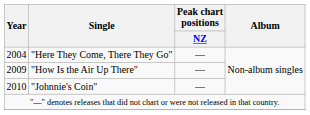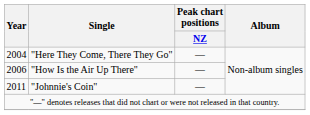(17, 70) 2009 -> (17, 70) 2006
(17, 86) 2010 -> (16, 86) 2011
